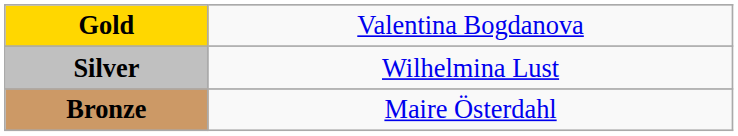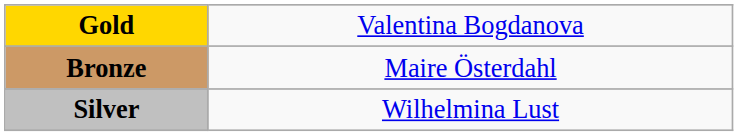rows swapped: (106, 67) <-> (106, 109)
